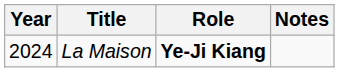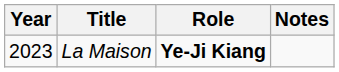(31, 50) 2024 -> (31, 50) 2023
